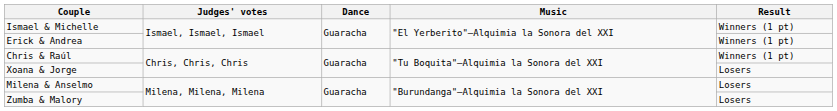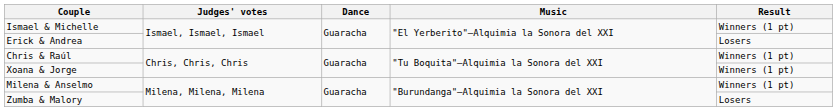(757, 41) Winners (1 pt) -> (735, 41) Losers
(735, 70) Losers -> (757, 70) Winners (1 pt)
(735, 85) Losers -> (757, 85) Winners (1 pt)
